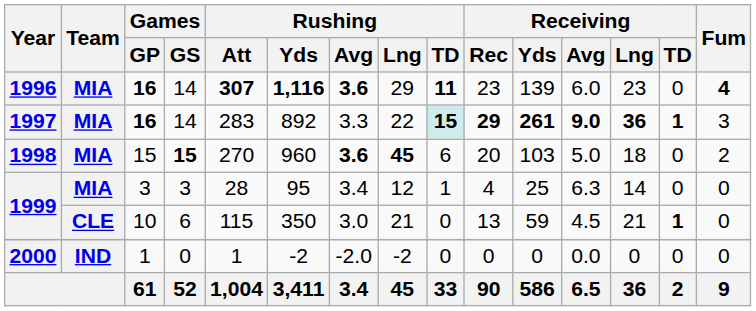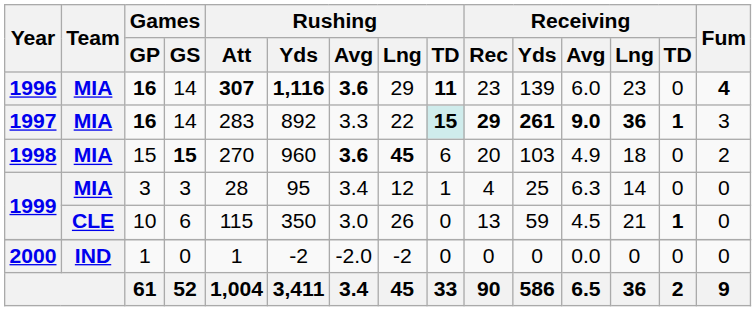(586, 155) 5.0 -> (586, 155) 4.9
(402, 222) 21 -> (402, 222) 26
